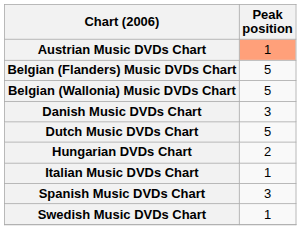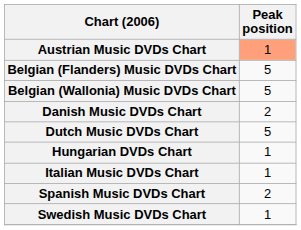(268, 111) 3 -> (268, 111) 2
(268, 152) 2 -> (268, 152) 1
(268, 193) 3 -> (268, 193) 2
